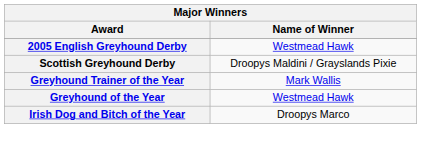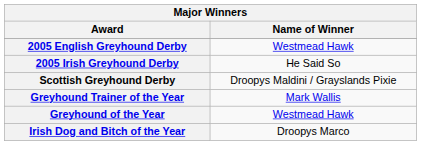+ row: (107, 64)
